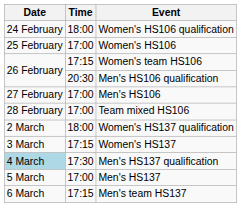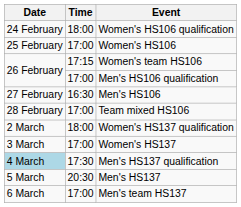(81, 78) 20:30 -> (81, 78) 17:00
(81, 95) 17:00 -> (81, 95) 16:30
(81, 144) 17:15 -> (81, 144) 17:00
(81, 177) 17:00 -> (81, 177) 20:30
(81, 194) 17:15 -> (81, 194) 17:00
